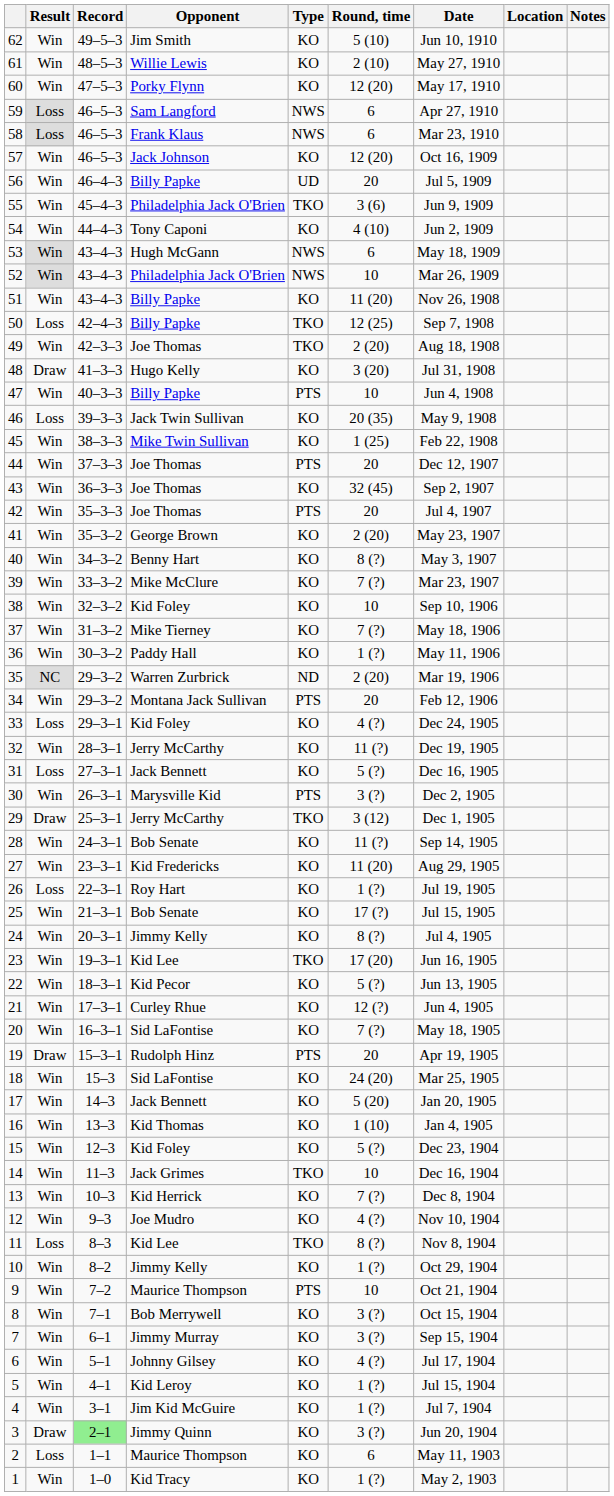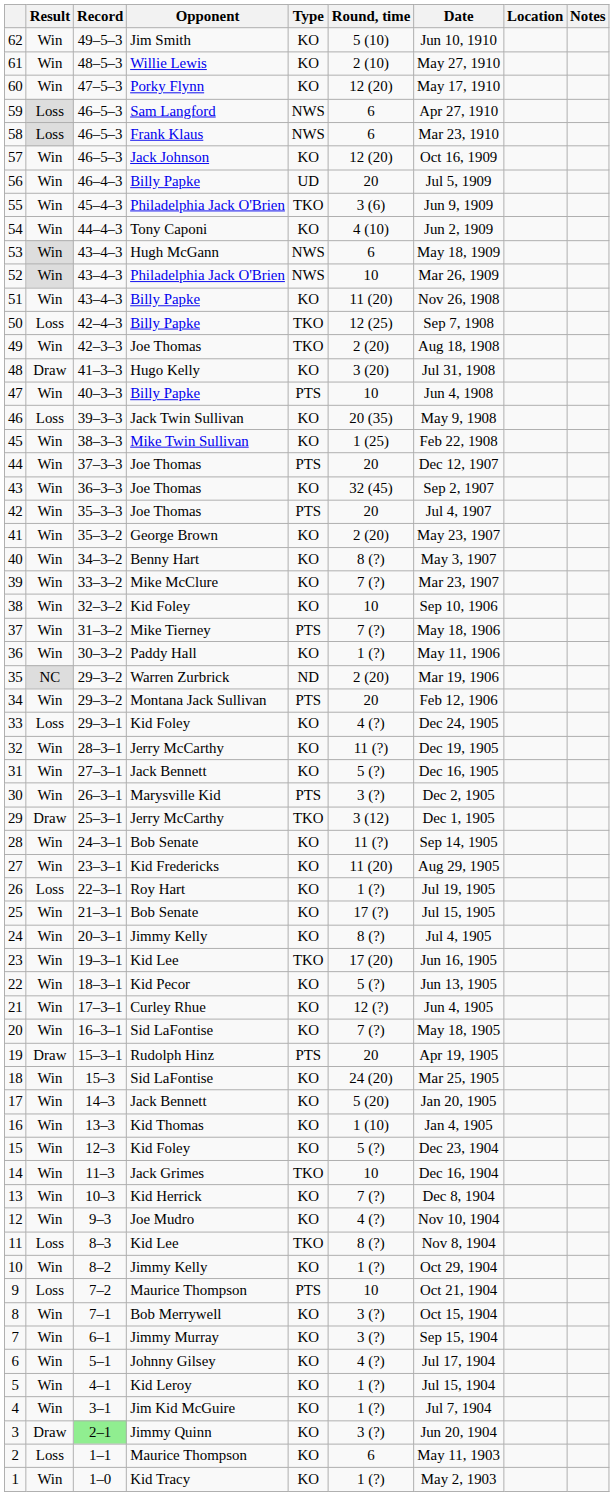(308, 629) KO -> (308, 629) PTS
(50, 771) Loss -> (50, 771) Win
(50, 1290) Win -> (50, 1290) Loss
